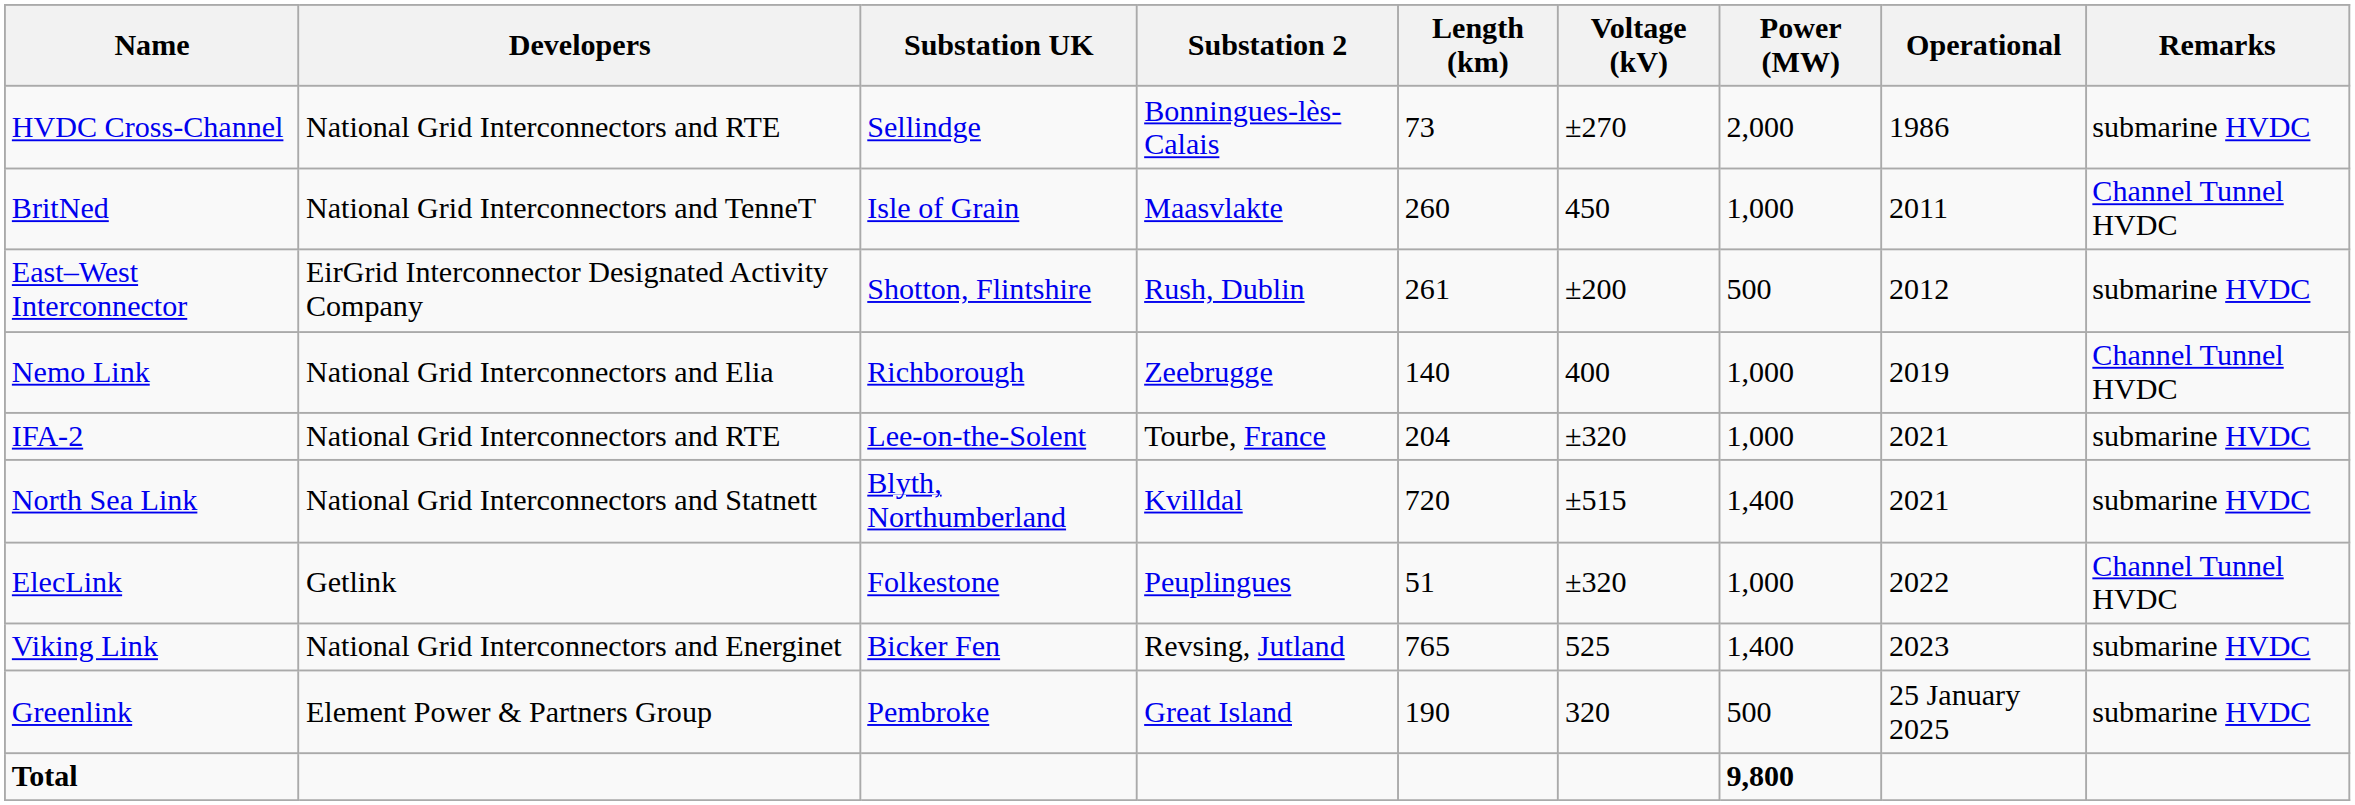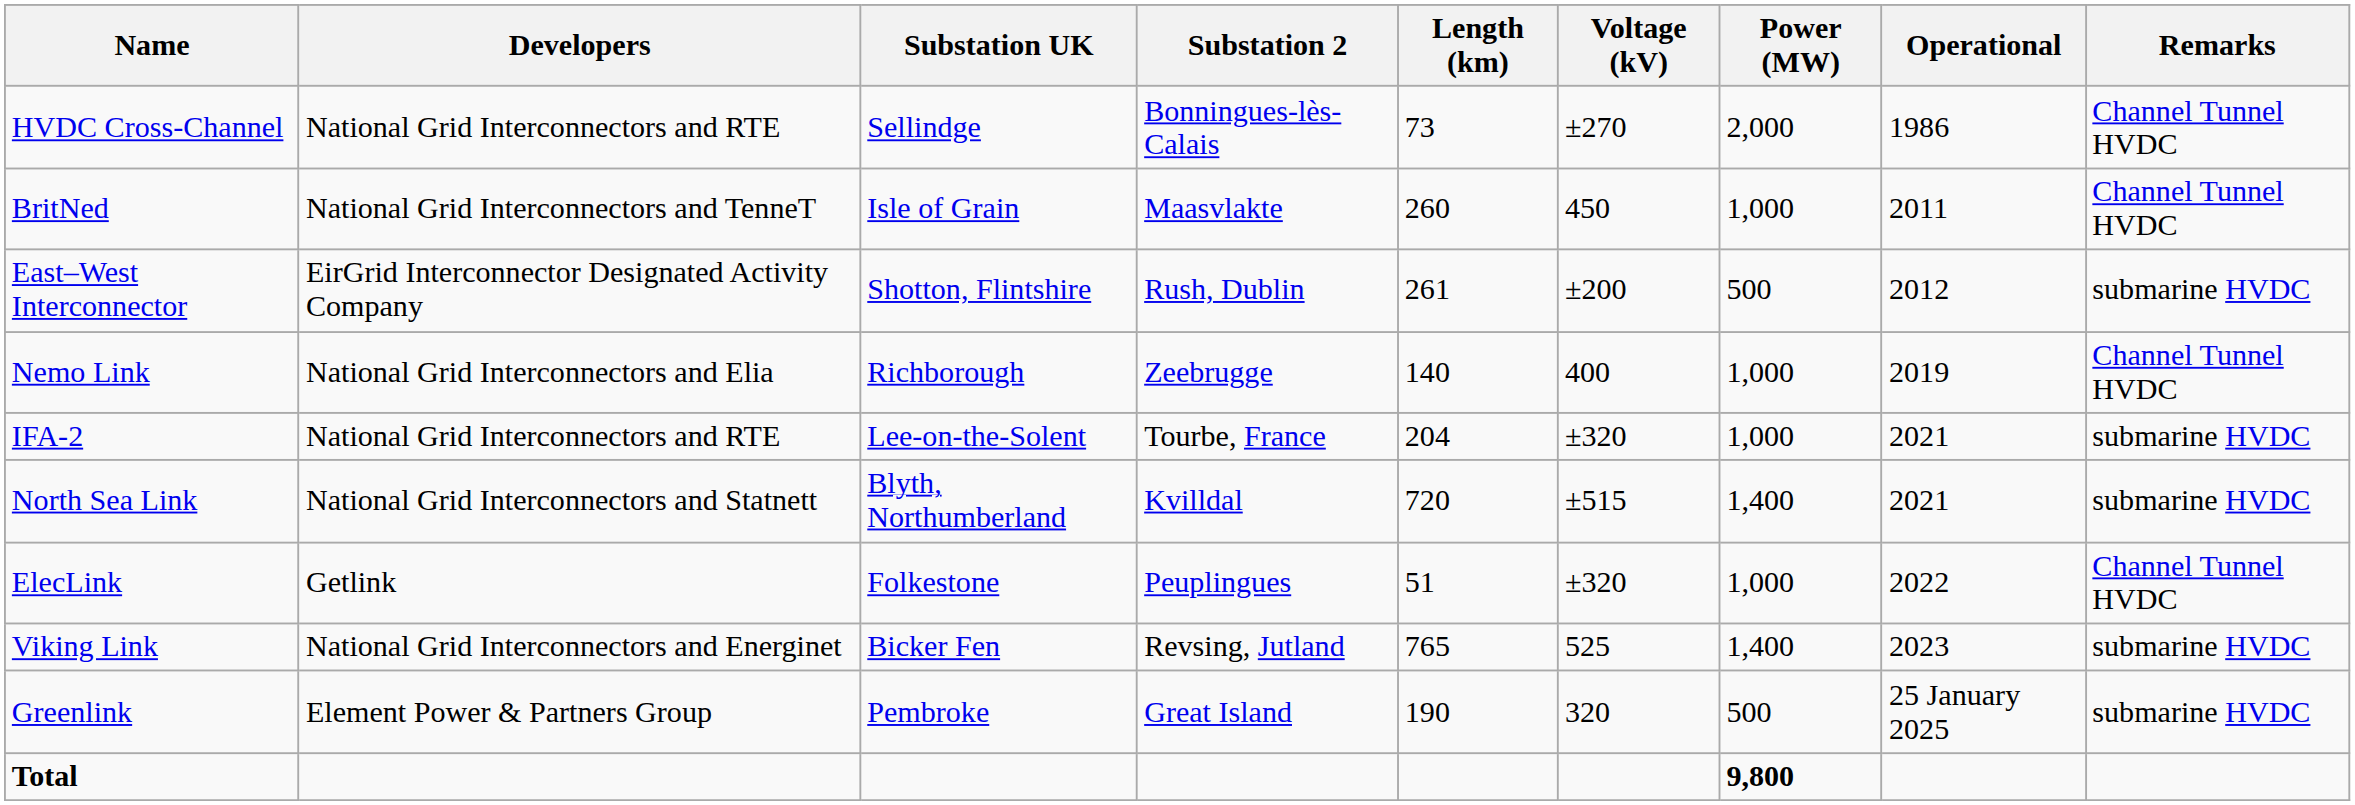(2201, 126) submarine HVDC -> (2188, 126) Channel Tunnel HVDC
